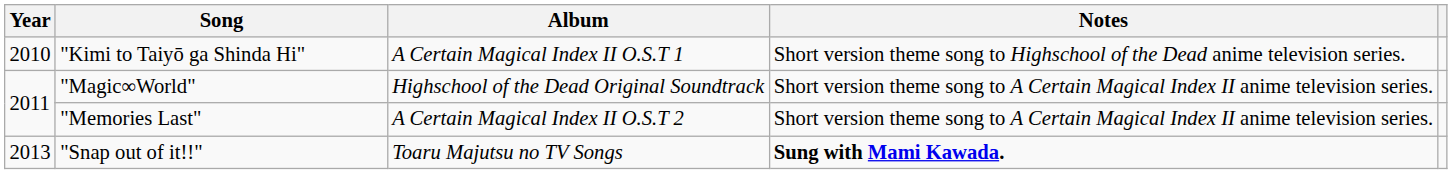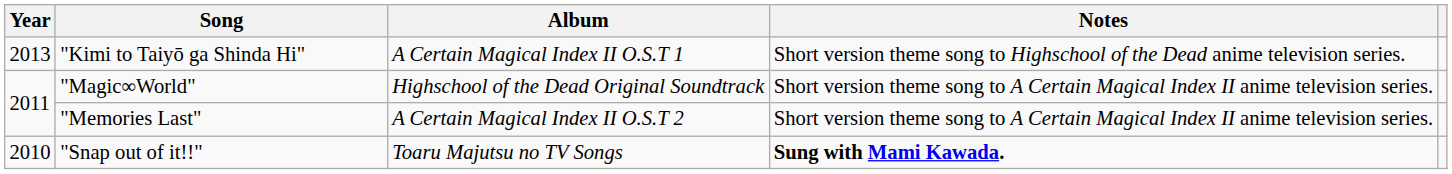(30, 53) 2010 -> (30, 53) 2013
(30, 151) 2013 -> (30, 151) 2010
